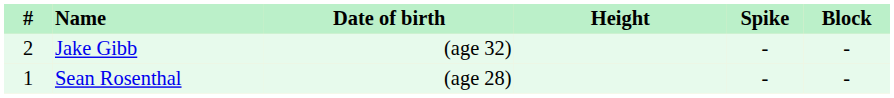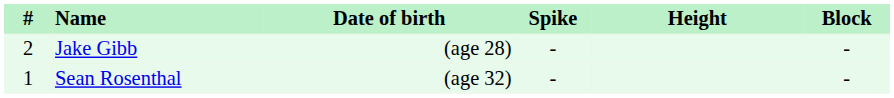columns swapped: (620, 18) <-> (765, 18)
(478, 48) (age 32) -> (478, 48) (age 28)
(478, 78) (age 28) -> (478, 78) (age 32)
